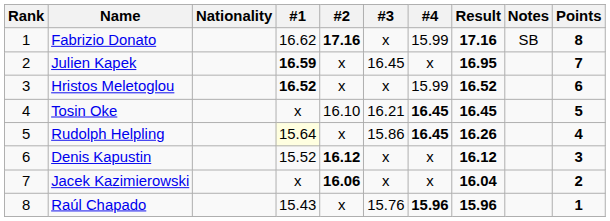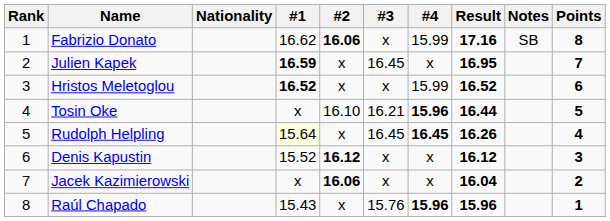(342, 39) 17.16 -> (342, 39) 16.06
(430, 110) 16.45 -> (430, 110) 15.96
(478, 110) 16.45 -> (478, 110) 16.44
(386, 134) 15.86 -> (386, 134) 16.45
